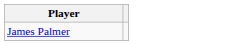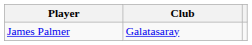+ column: (183, 13)
